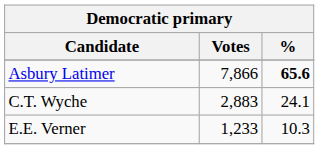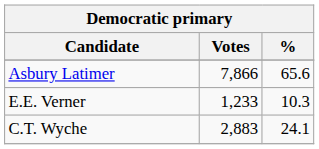(295, 74) bold -> (295, 74) normal
rows swapped: (48, 101) <-> (47, 129)
